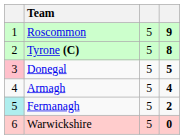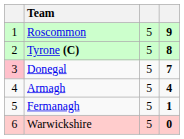(169, 69) 5 -> (169, 69) 7
(14, 106) paleturquoise background -> (14, 106) no background
(169, 106) 2 -> (169, 106) 1
